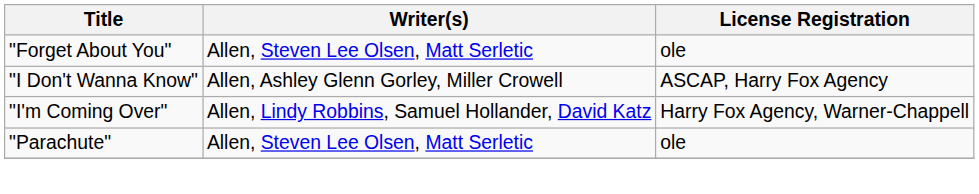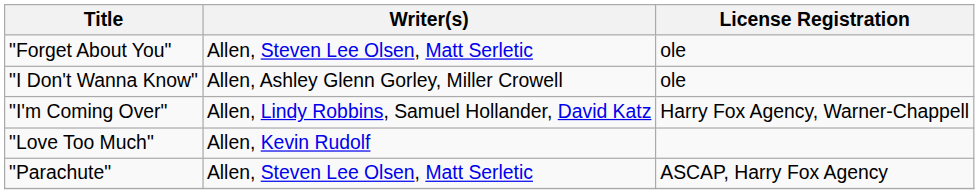(774, 81) ASCAP, Harry Fox Agency -> (673, 81) ole
+ row: (81, 142)
(673, 142) ole -> (774, 173) ASCAP, Harry Fox Agency
